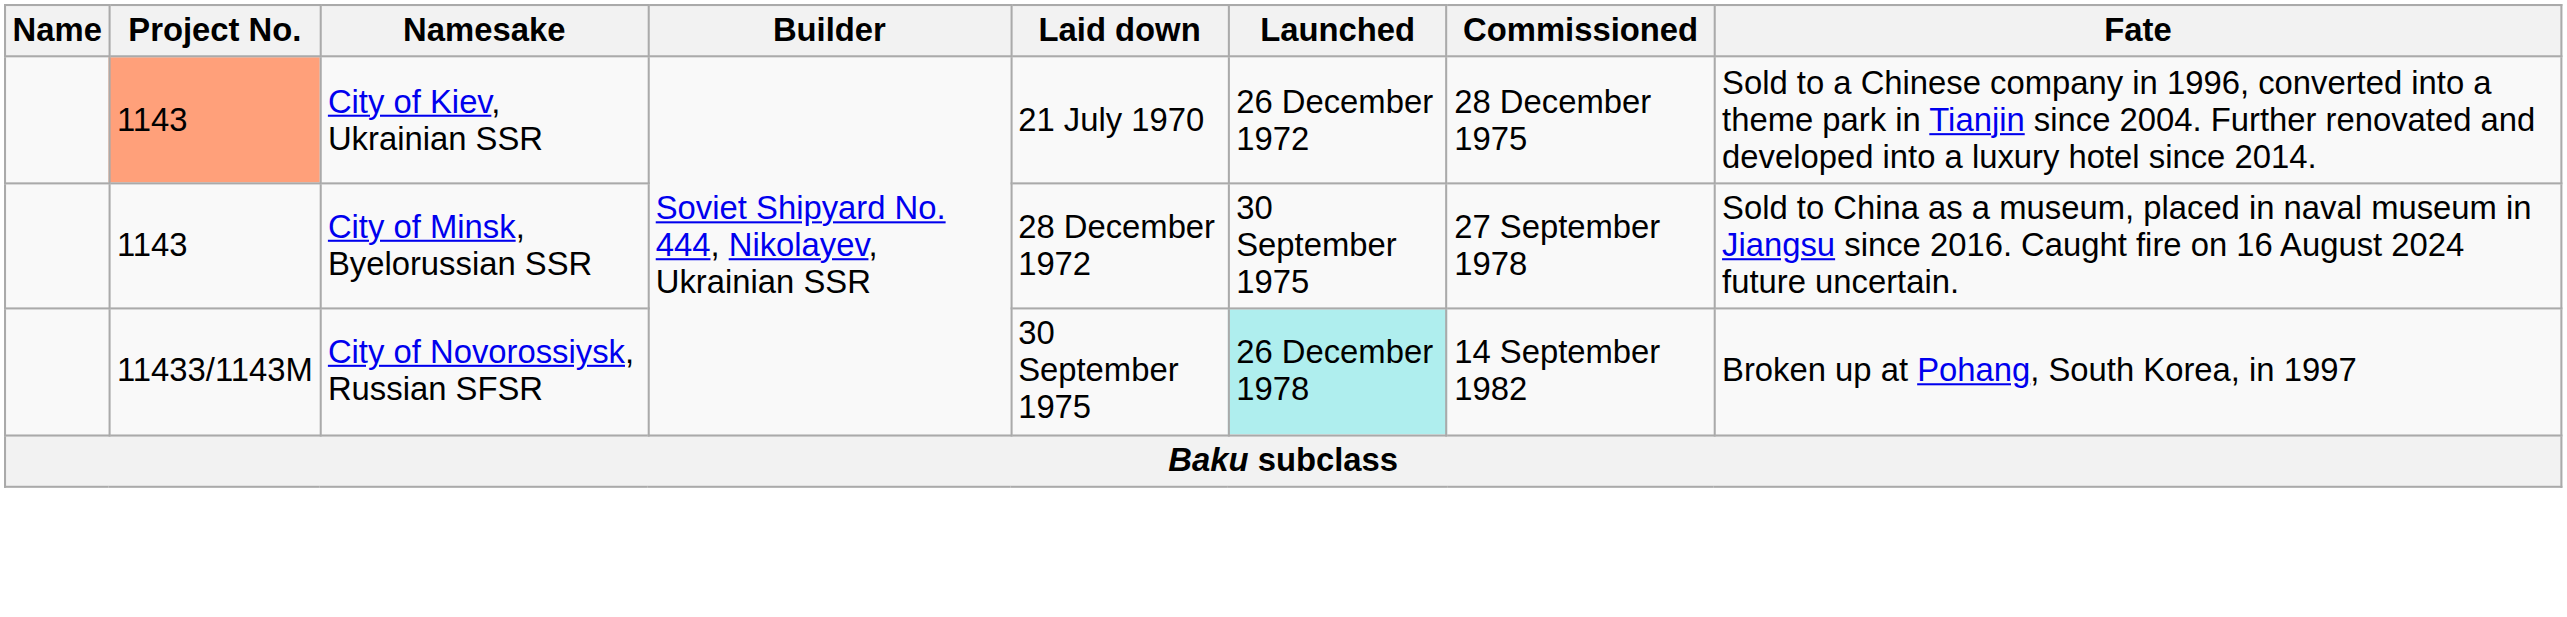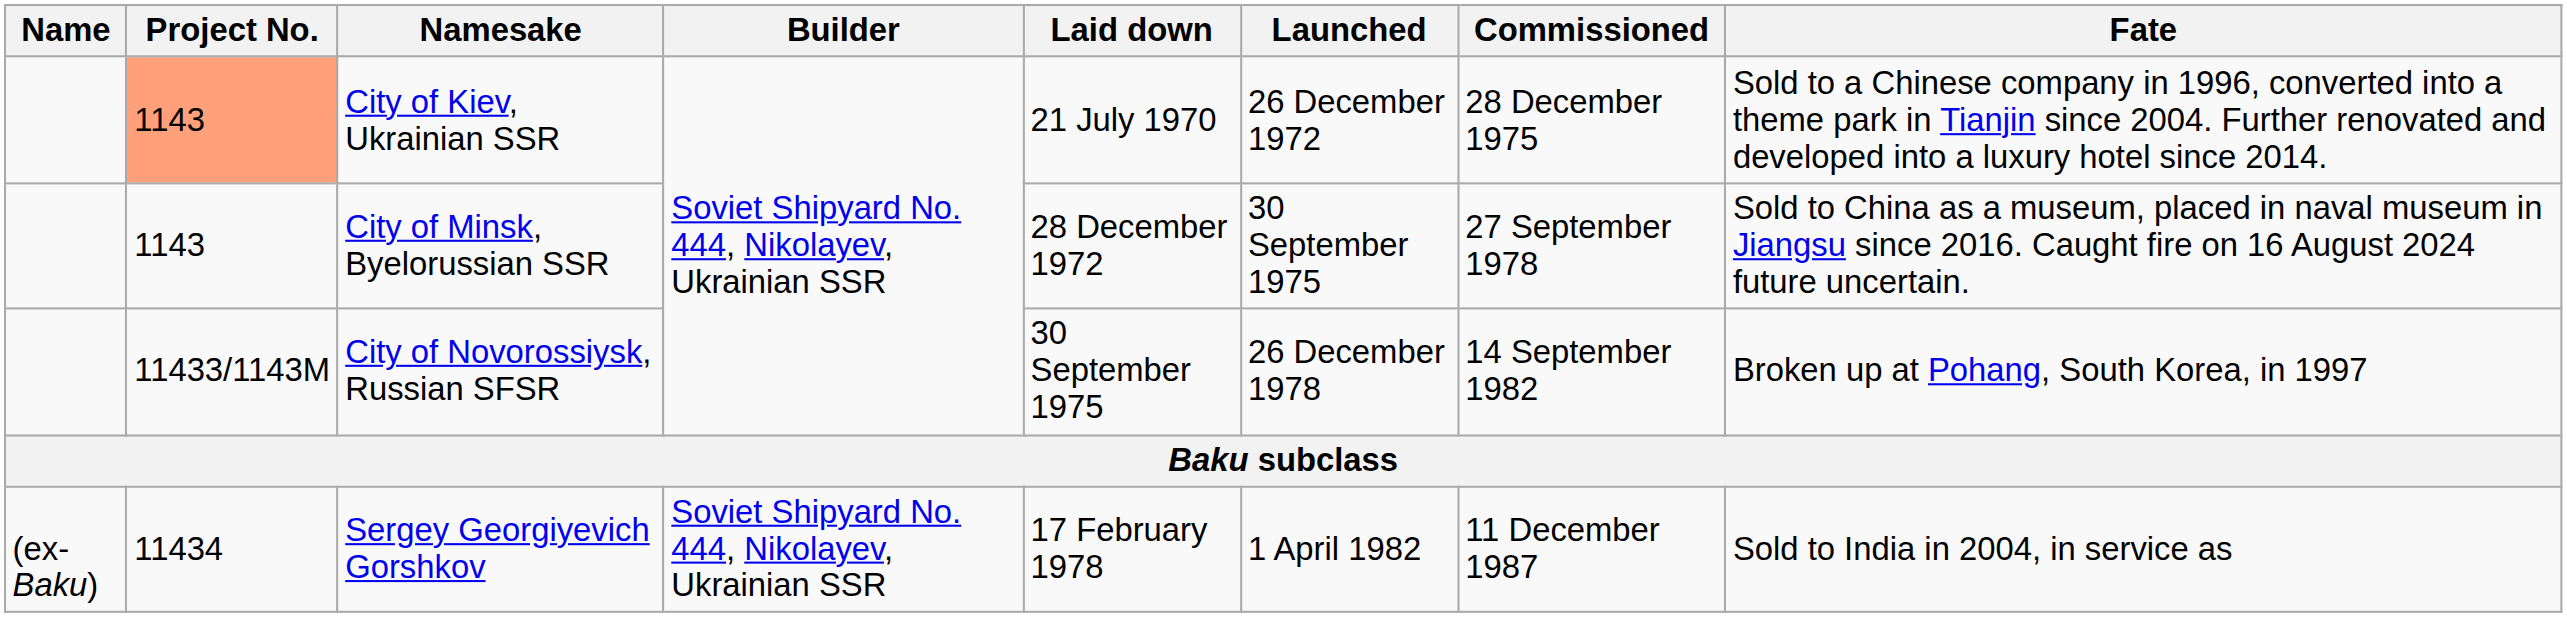(1335, 371) paleturquoise background -> (1346, 371) no background
+ row: (497, 548)
